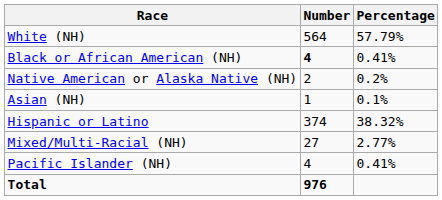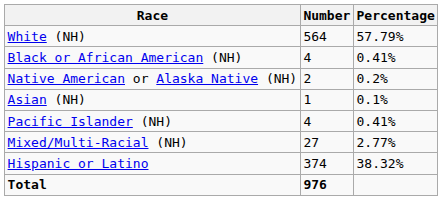(307, 57) bold -> (307, 57) normal
rows swapped: (90, 163) <-> (78, 121)
